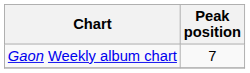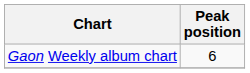(212, 56) 7 -> (212, 56) 6
